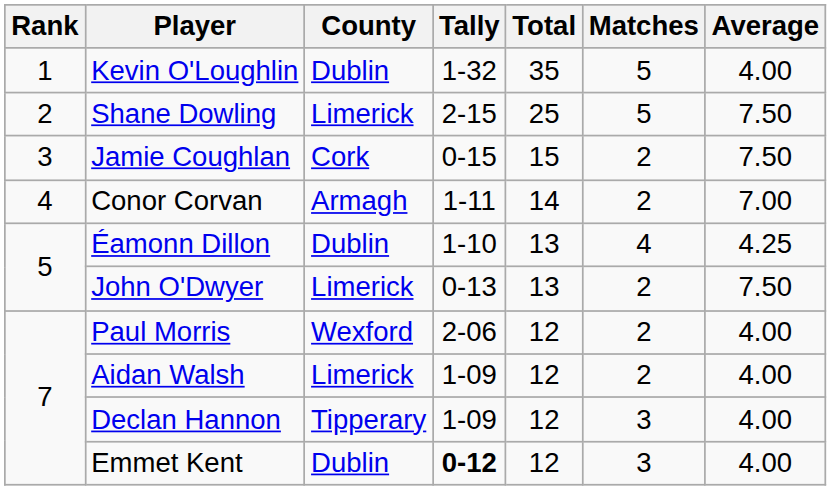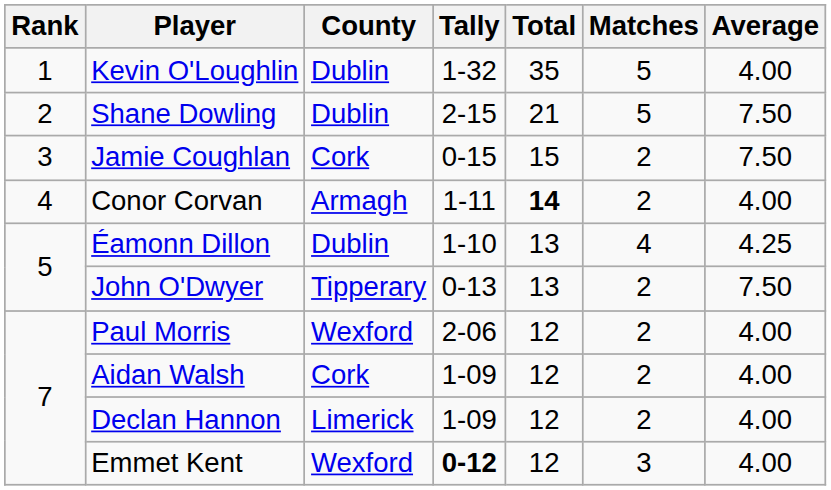(362, 113) Limerick -> (350, 113) Dublin
(544, 113) 25 -> (544, 113) 21
(544, 200) normal -> (544, 200) bold
(765, 200) 7.00 -> (765, 200) 4.00
(362, 288) Limerick -> (369, 288) Tipperary
(362, 375) Limerick -> (340, 375) Cork
(369, 419) Tipperary -> (362, 419) Limerick
(644, 419) 3 -> (644, 419) 2
(350, 462) Dublin -> (362, 462) Wexford
